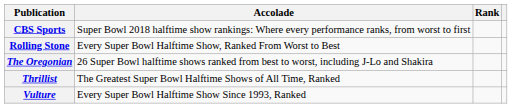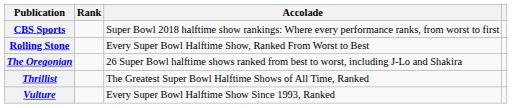columns swapped: (274, 12) <-> (487, 12)
